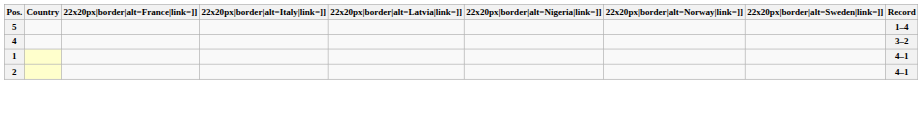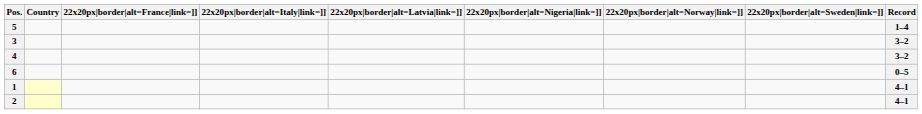+ row: (14, 42)
+ row: (14, 72)
